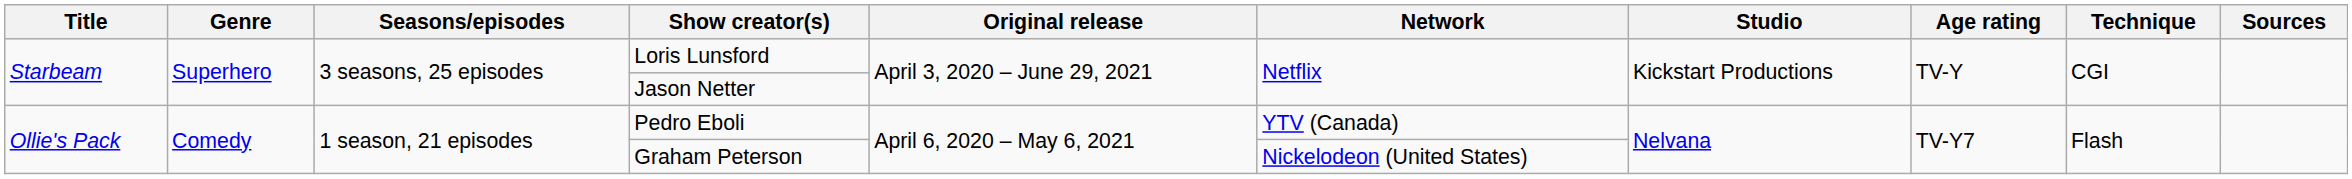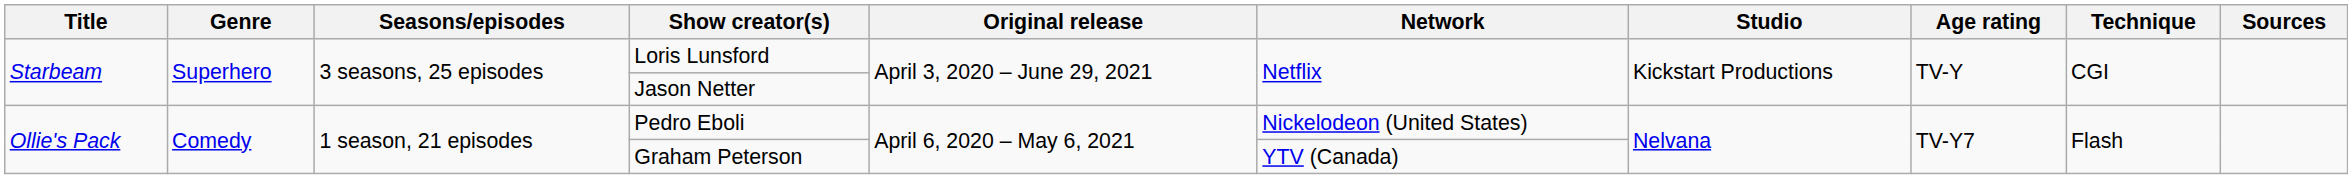(1330, 123) YTV (Canada) -> (1395, 123) Nickelodeon (United States)
(1395, 157) Nickelodeon (United States) -> (1330, 157) YTV (Canada)
